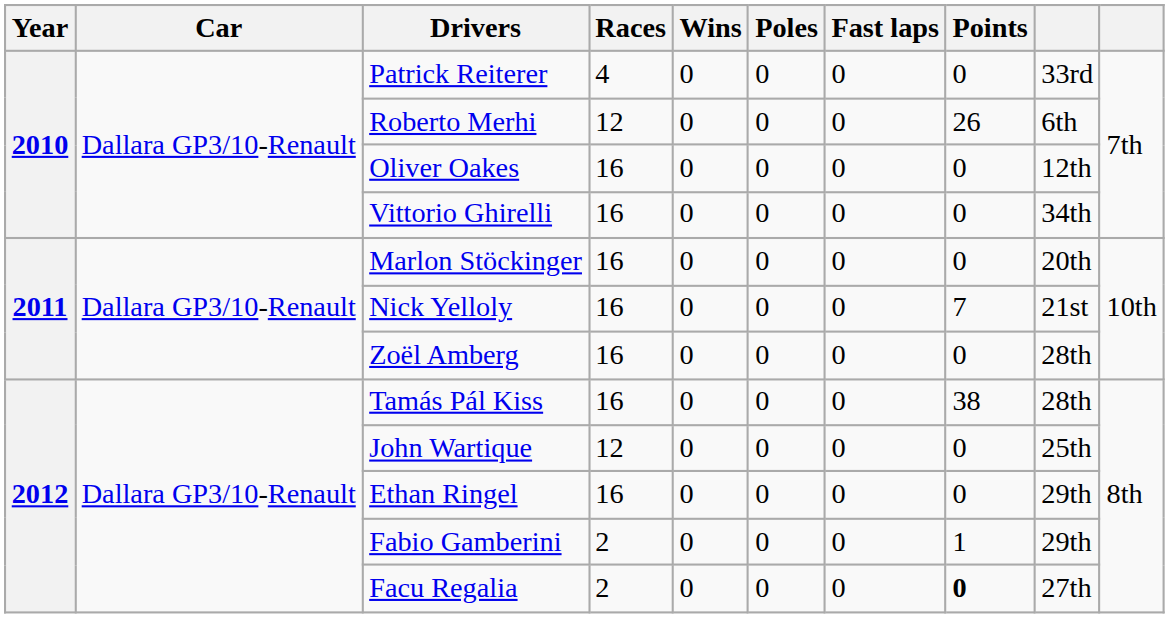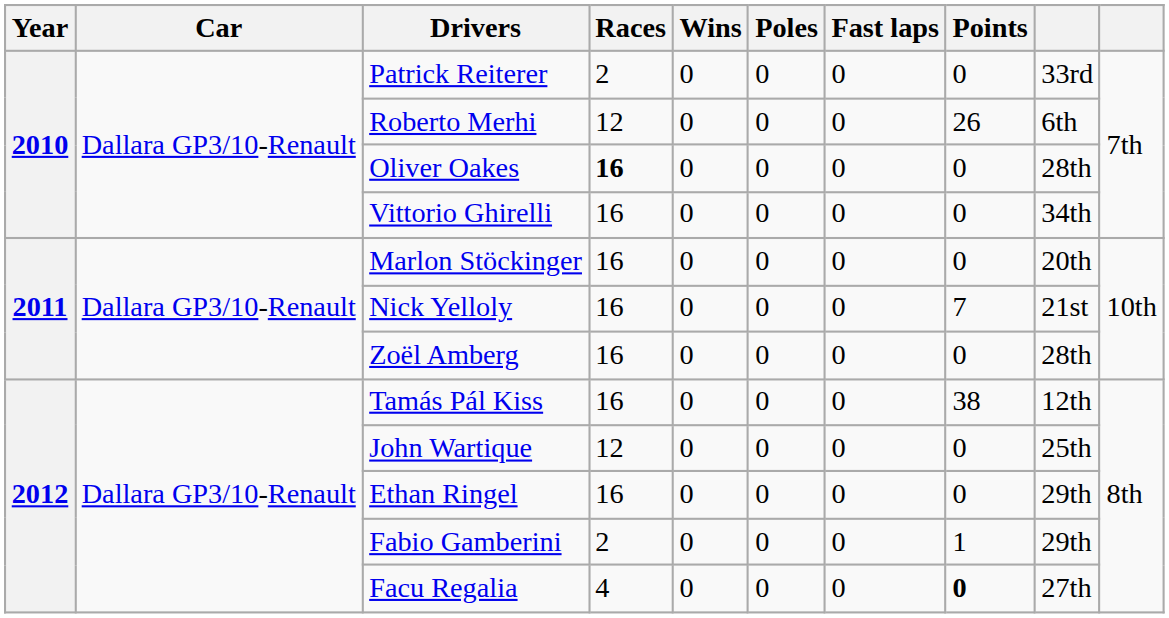(602, 74) 4 -> (602, 74) 2
(610, 167) normal -> (610, 167) bold
(1066, 167) 12th -> (1066, 167) 28th
(1066, 400) 28th -> (1066, 400) 12th
(602, 587) 2 -> (602, 587) 4
